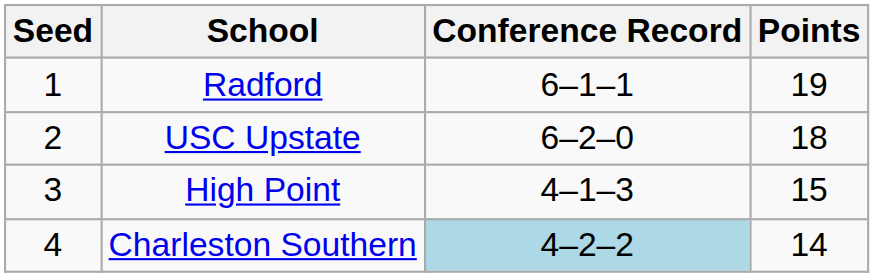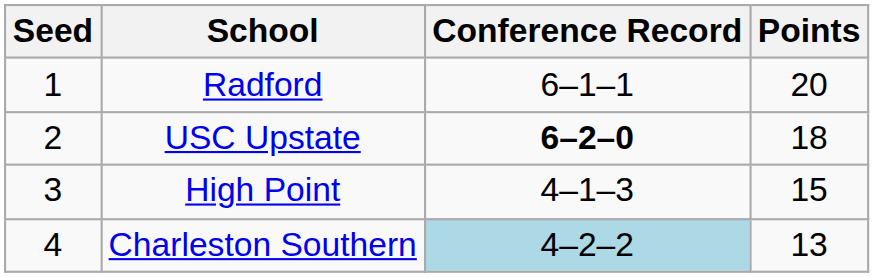(809, 84) 19 -> (809, 84) 20
(587, 137) normal -> (587, 137) bold
(809, 244) 14 -> (809, 244) 13
